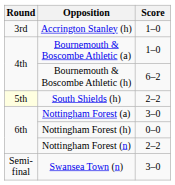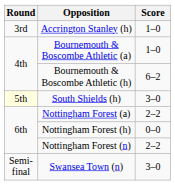(153, 98) 2–2 -> (153, 98) 3–0
(153, 114) 3–0 -> (153, 114) 2–2
